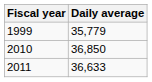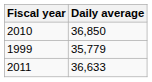rows swapped: (20, 31) <-> (20, 49)
